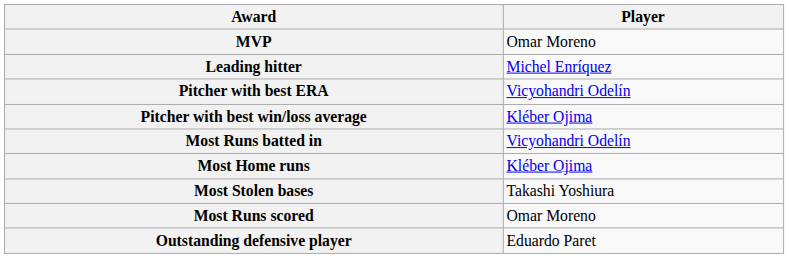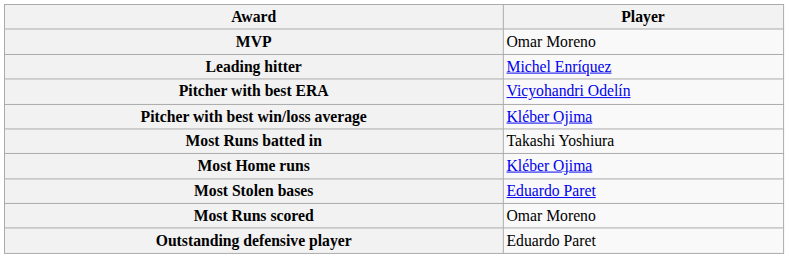(569, 141) Vicyohandri Odelín -> (560, 141) Takashi Yoshiura
(560, 191) Takashi Yoshiura -> (551, 191) Eduardo Paret
